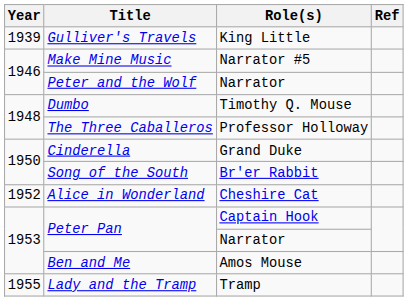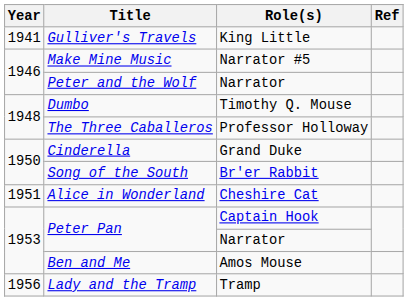(24, 38) 1939 -> (24, 38) 1941
(24, 195) 1952 -> (24, 195) 1951
(24, 285) 1955 -> (24, 285) 1956
